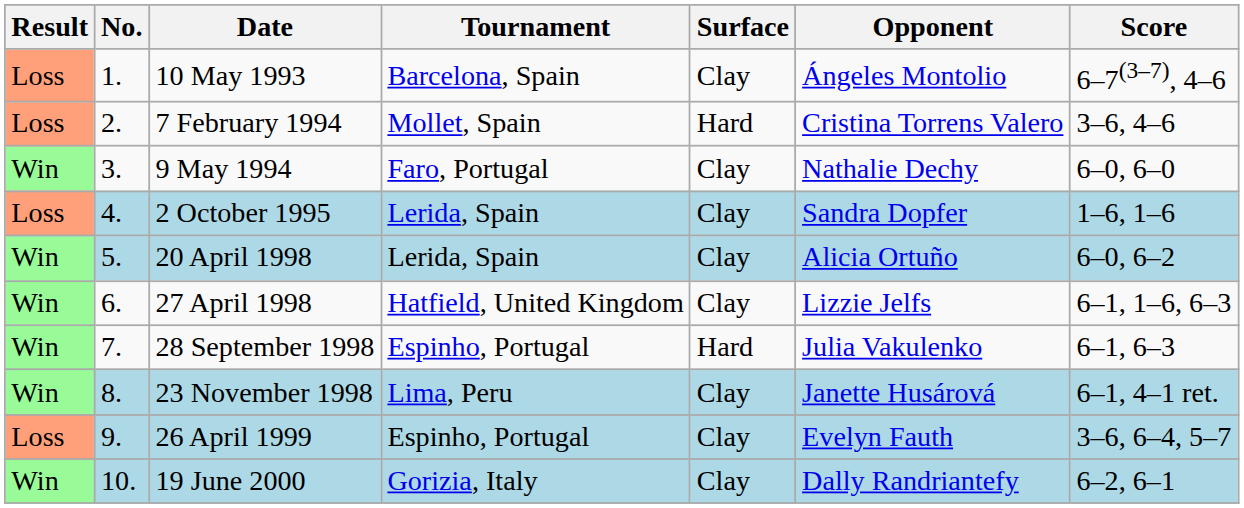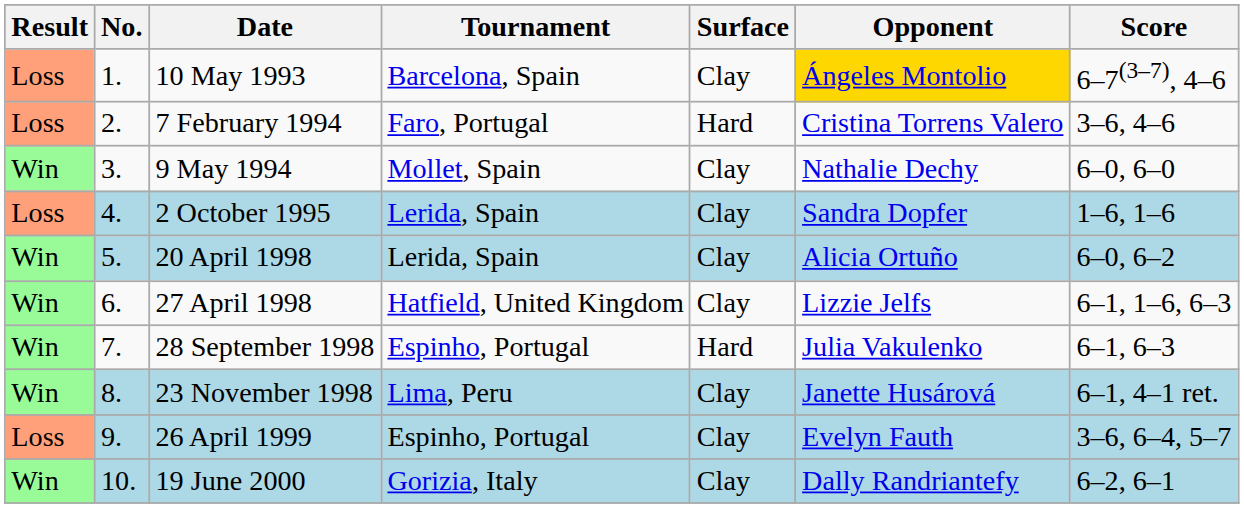(904, 75) no background -> (904, 75) gold background
(464, 123) Mollet, Spain -> (468, 123) Faro, Portugal
(468, 168) Faro, Portugal -> (464, 168) Mollet, Spain
